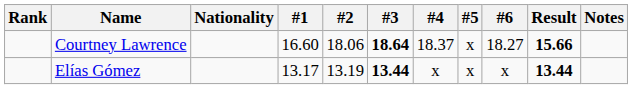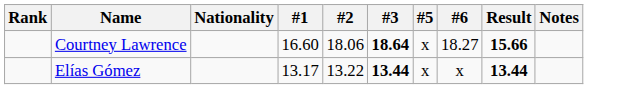- column: (435, 17)
(345, 70) 13.19 -> (345, 70) 13.22
